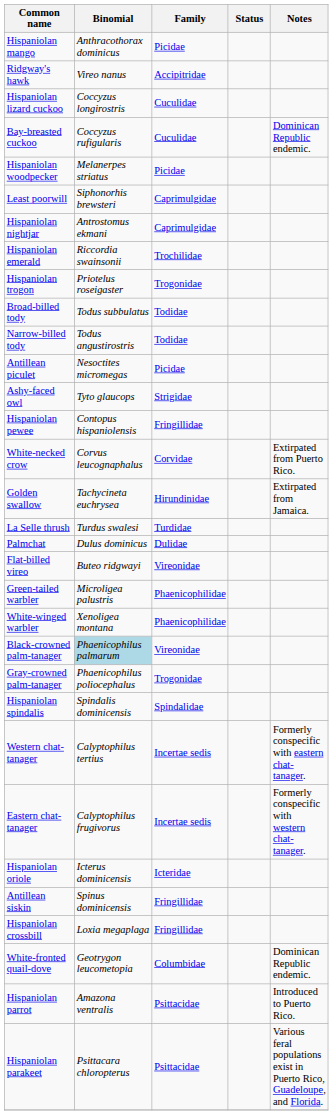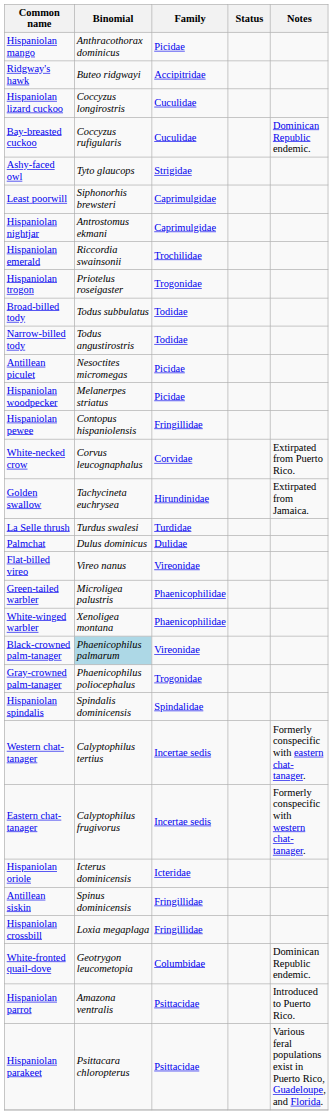(101, 74) Vireo nanus -> (109, 74) Buteo ridgwayi
rows swapped: (31, 396) <-> (32, 171)
(109, 565) Buteo ridgwayi -> (101, 565) Vireo nanus
